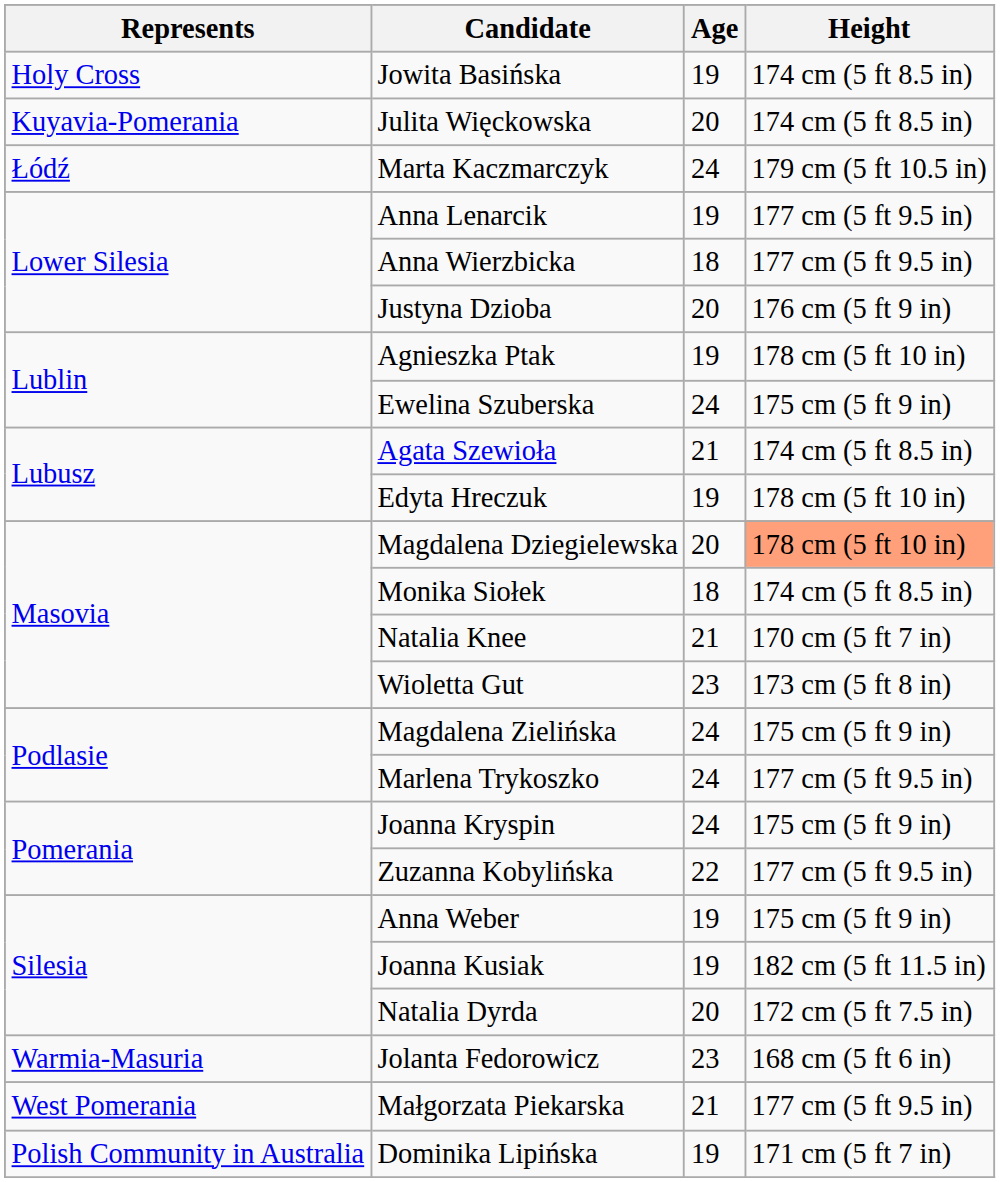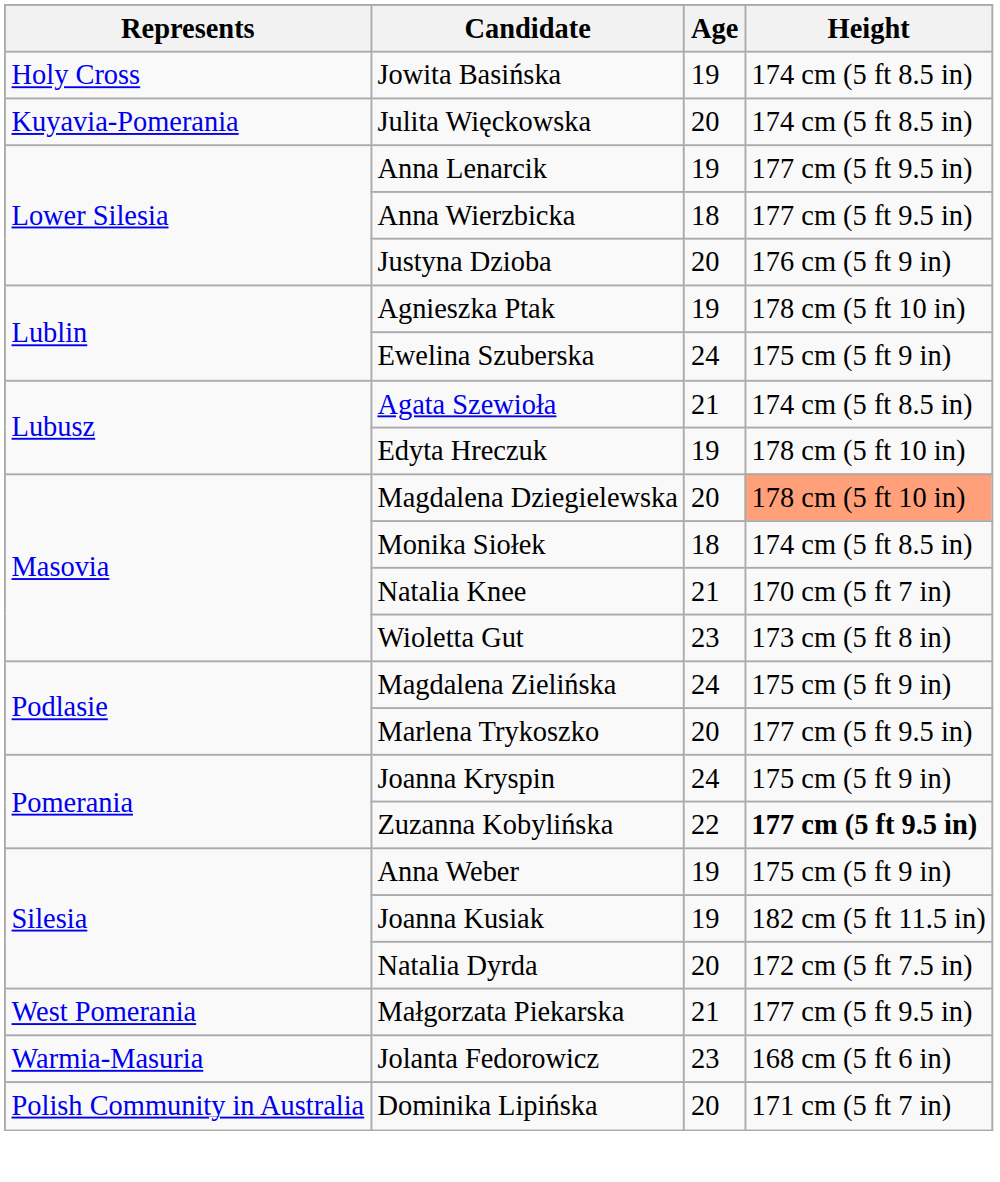- row: (493, 168)
(705, 777) 24 -> (705, 731) 20
(862, 871) normal -> (864, 824) bold
rows swapped: (488, 1059) <-> (501, 1106)
(705, 1152) 19 -> (705, 1106) 20
